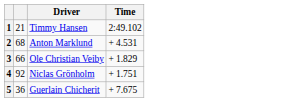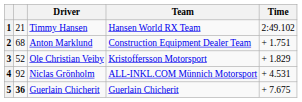+ column: (183, 12)
(123, 43) + 4.531 -> (276, 43) + 1.751
(20, 59) 66 -> (20, 59) 52
(123, 74) + 1.751 -> (276, 74) + 4.531
(20, 90) normal -> (20, 90) bold
